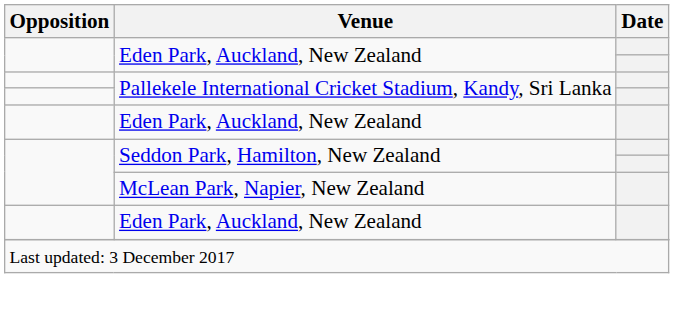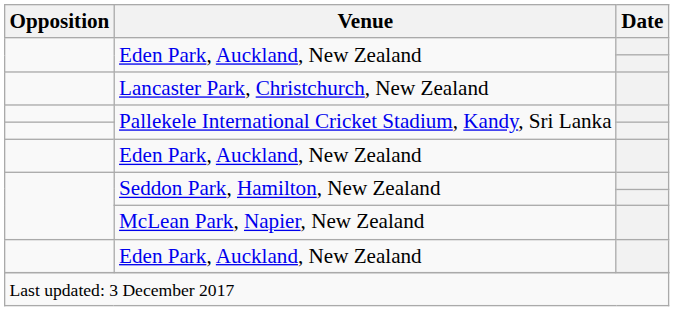+ row: (59, 88)
